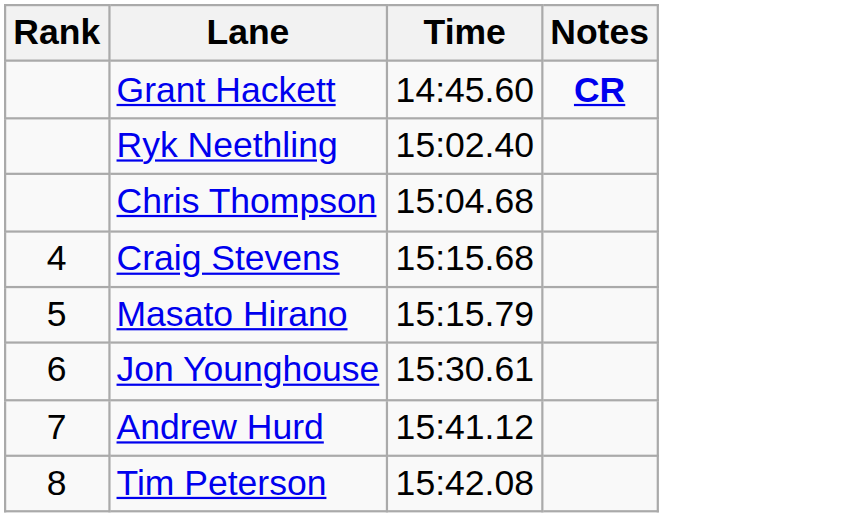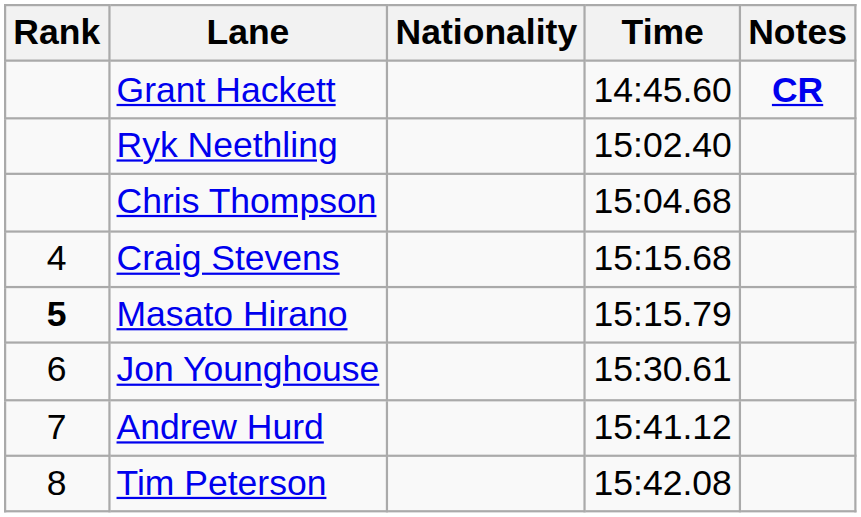+ column: (486, 32)
(57, 314) normal -> (57, 314) bold
